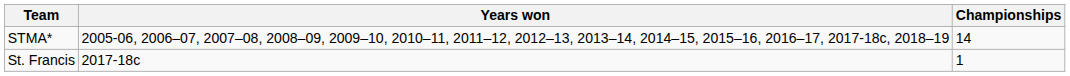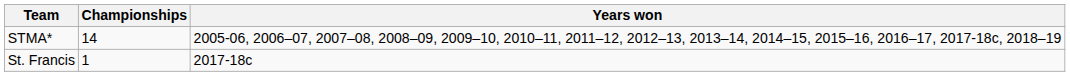columns swapped: (1009, 15) <-> (515, 15)
